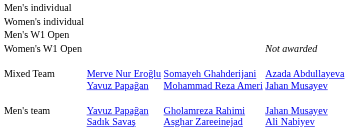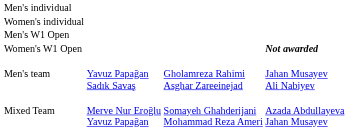(291, 49) normal -> (292, 49) bold
rows swapped: (27, 111) <-> (29, 74)
